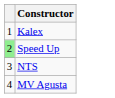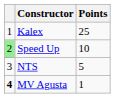+ column: (93, 13)
(10, 84) normal -> (10, 84) bold
